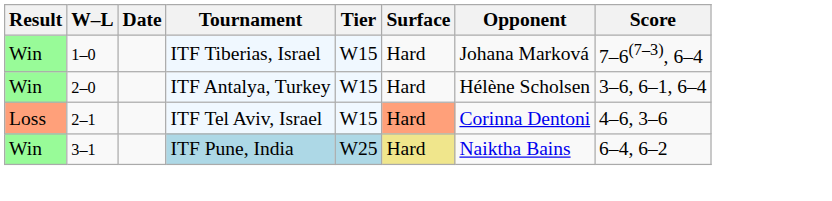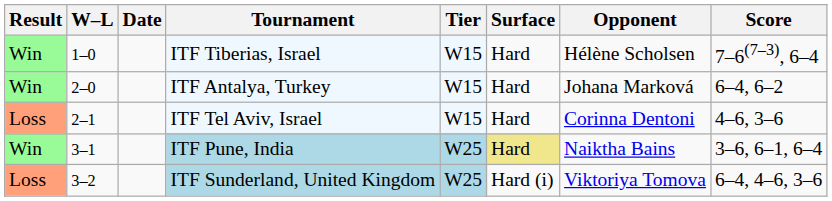(524, 53) Johana Marková -> (629, 53) Hélène Scholsen
(525, 87) Hélène Scholsen -> (629, 87) Johana Marková
(653, 87) 3–6, 6–1, 6–4 -> (749, 87) 6–4, 6–2
(406, 118) lightsalmon background -> (511, 118) no background
(633, 149) 6–4, 6–2 -> (769, 149) 3–6, 6–1, 6–4
+ row: (303, 180)
